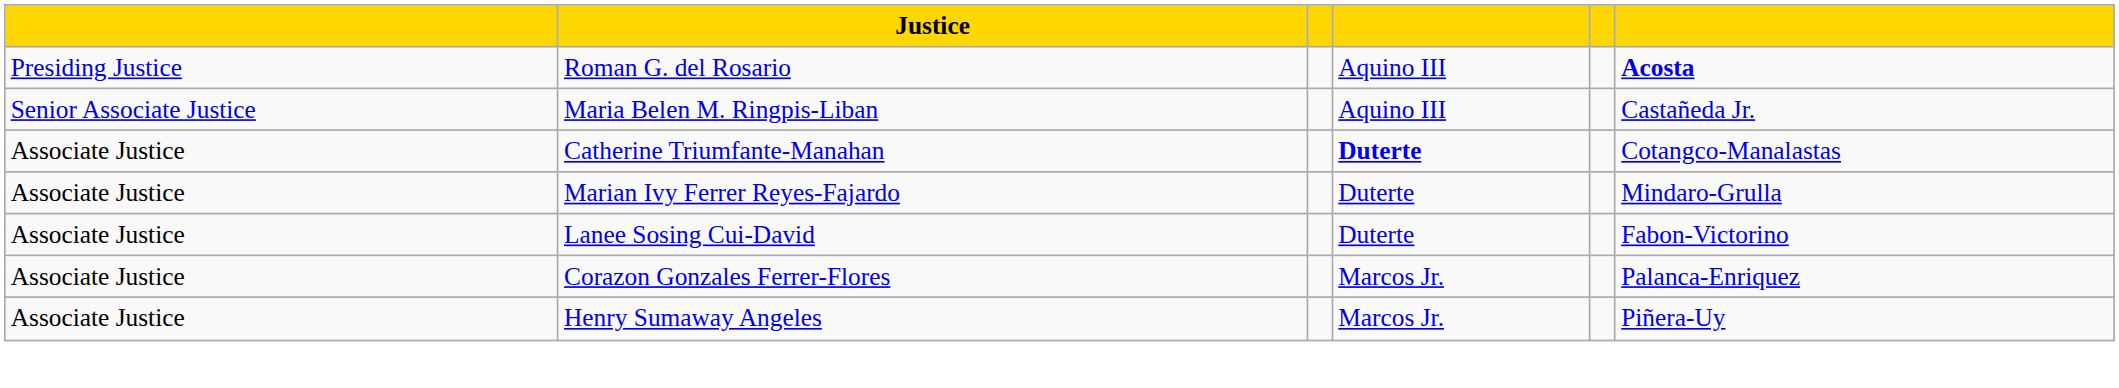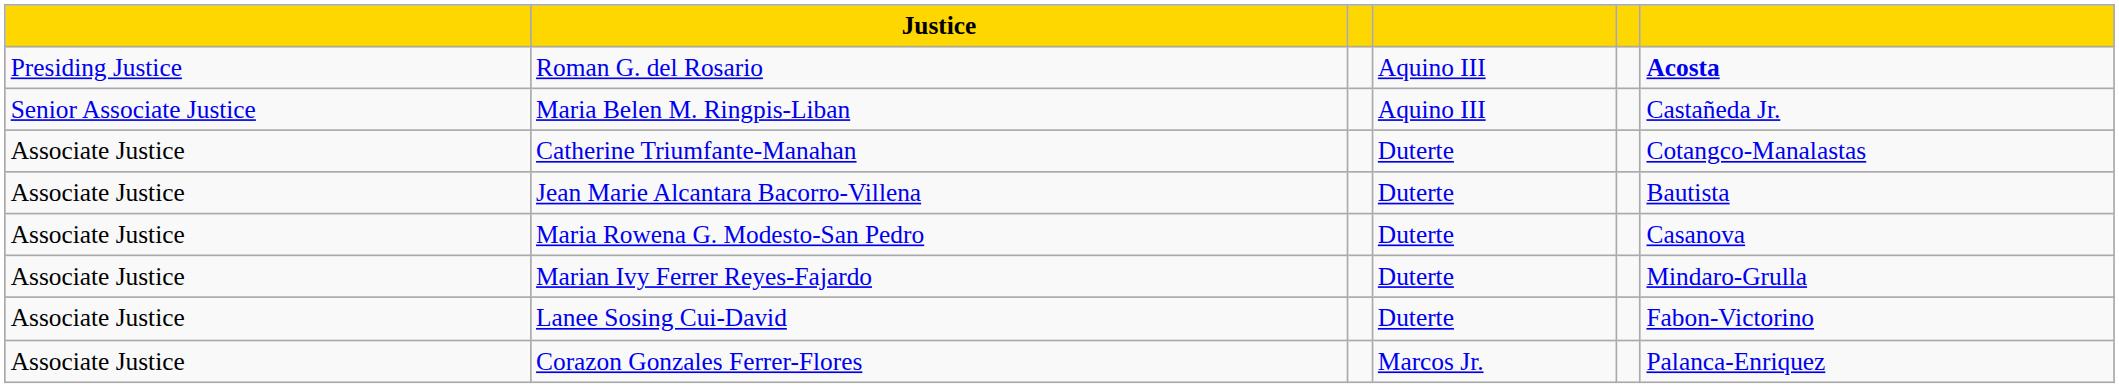(1380, 150) bold -> (1416, 150) normal
+ row: (729, 192)
+ row: (730, 234)
- row: (693, 318)
